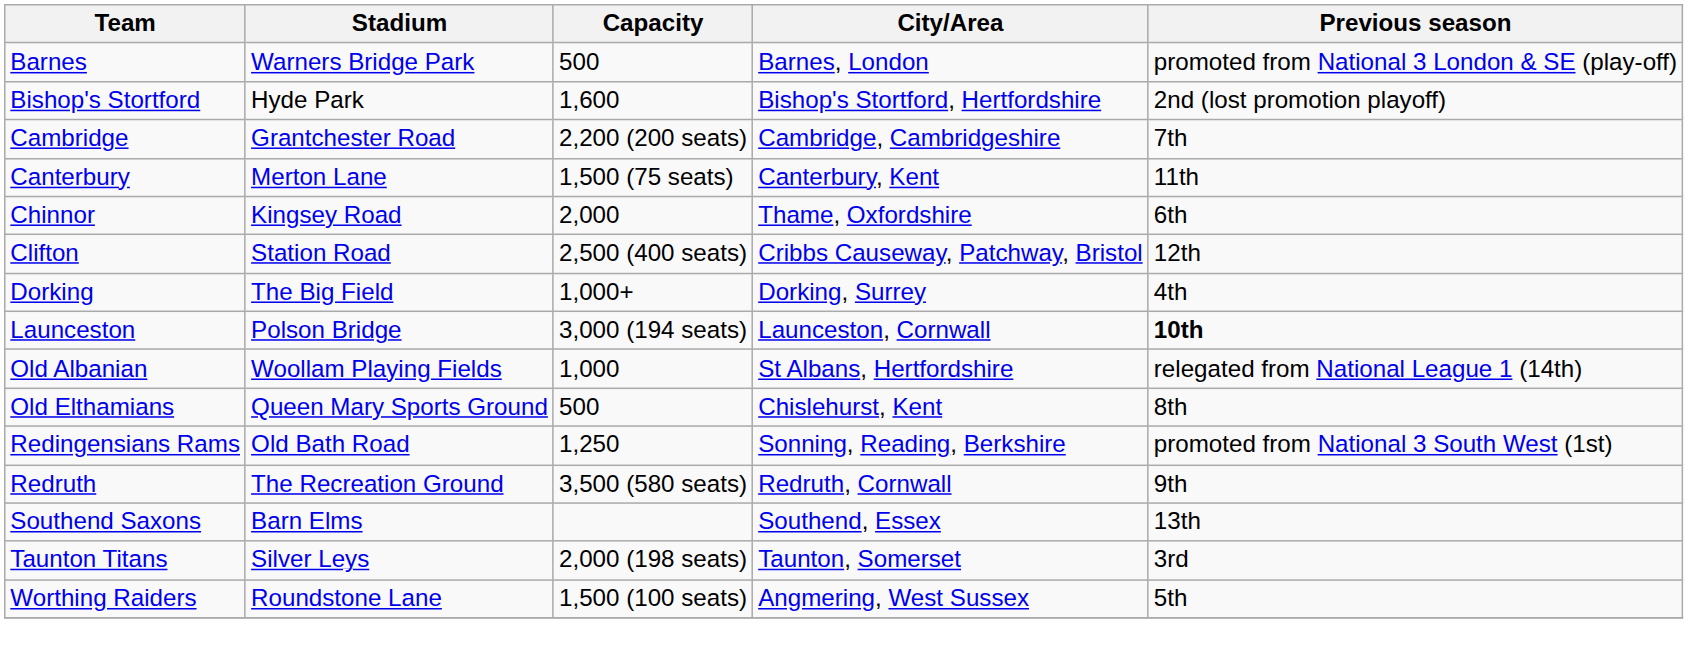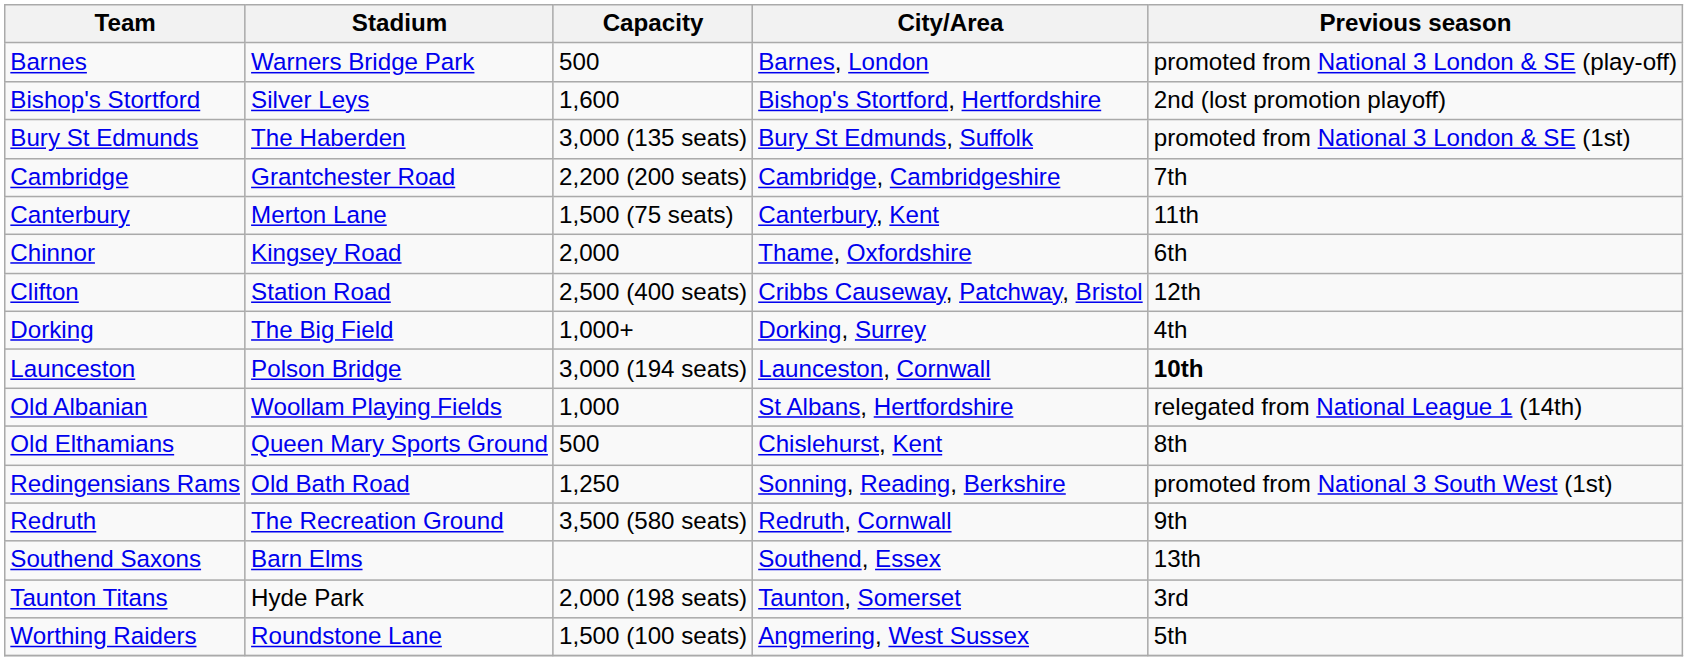(307, 100) Hyde Park -> (310, 100) Silver Leys
+ row: (104, 138)
(310, 560) Silver Leys -> (307, 598) Hyde Park
